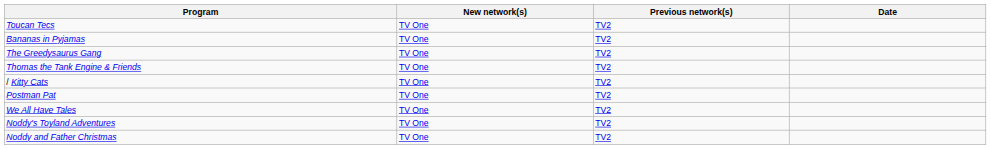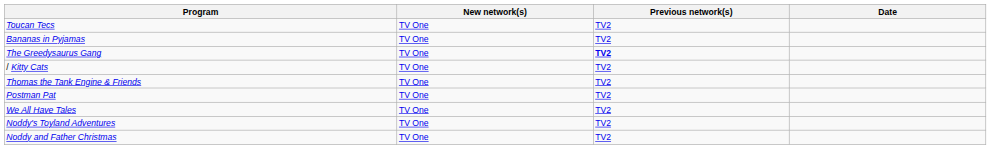(603, 53) normal -> (603, 53) bold
rows swapped: (27, 81) <-> (74, 67)
